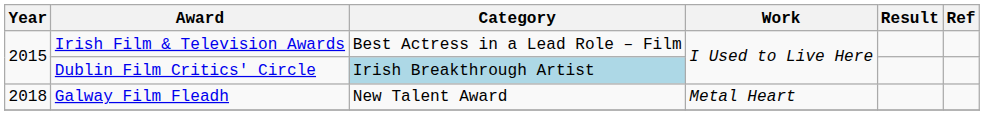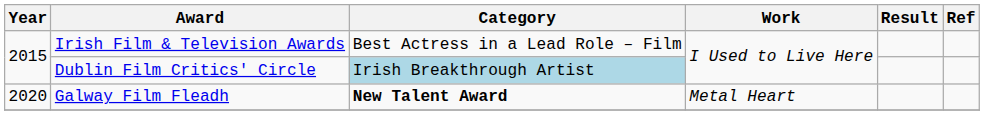(28, 97) 2018 -> (28, 97) 2020
(430, 97) normal -> (430, 97) bold
